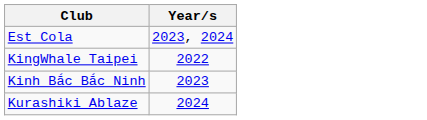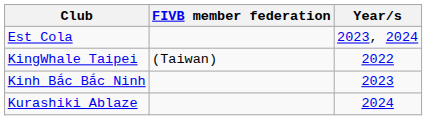+ column: (241, 16)
